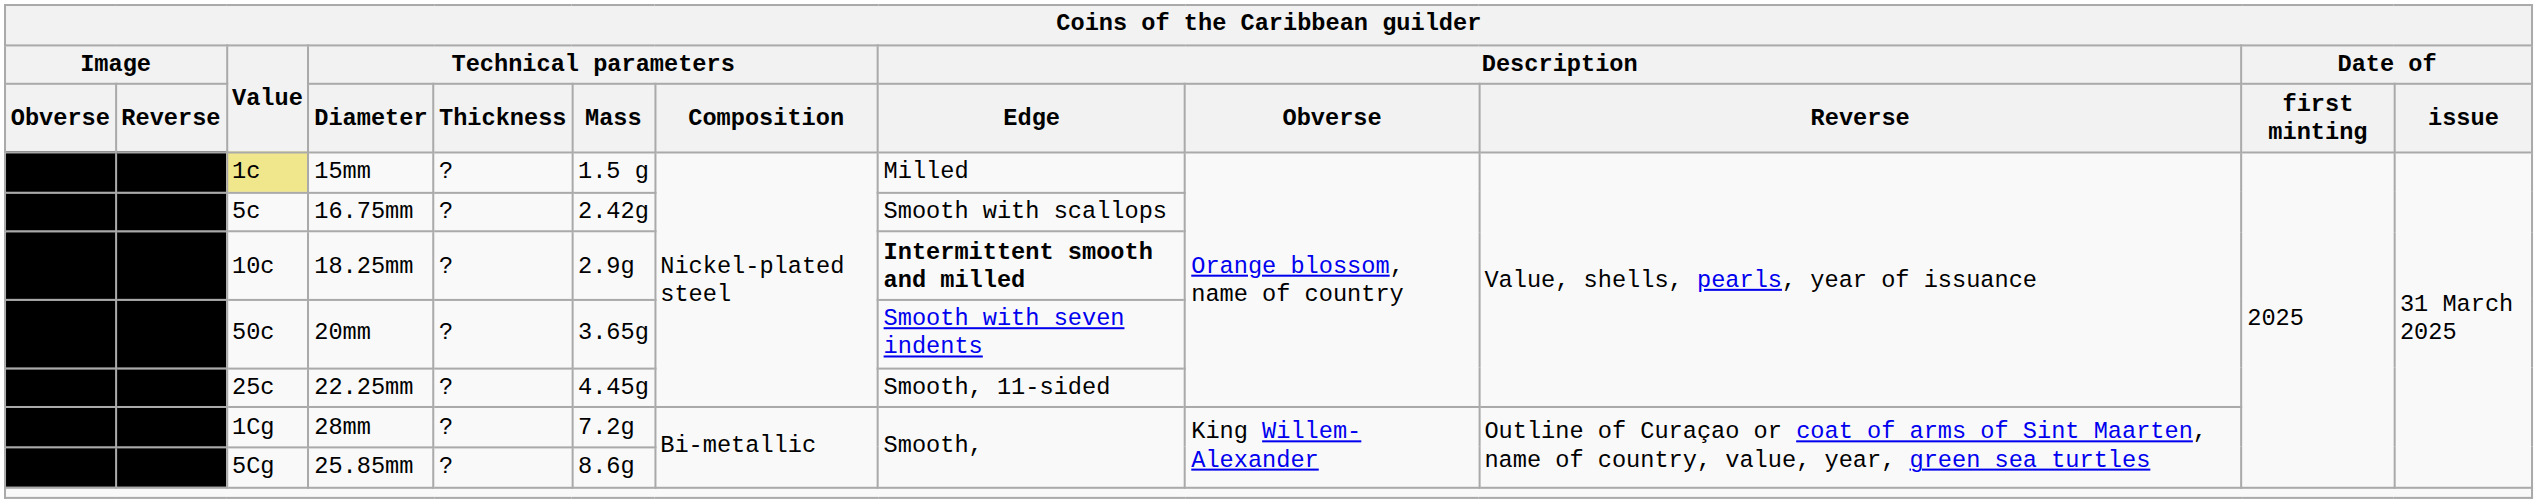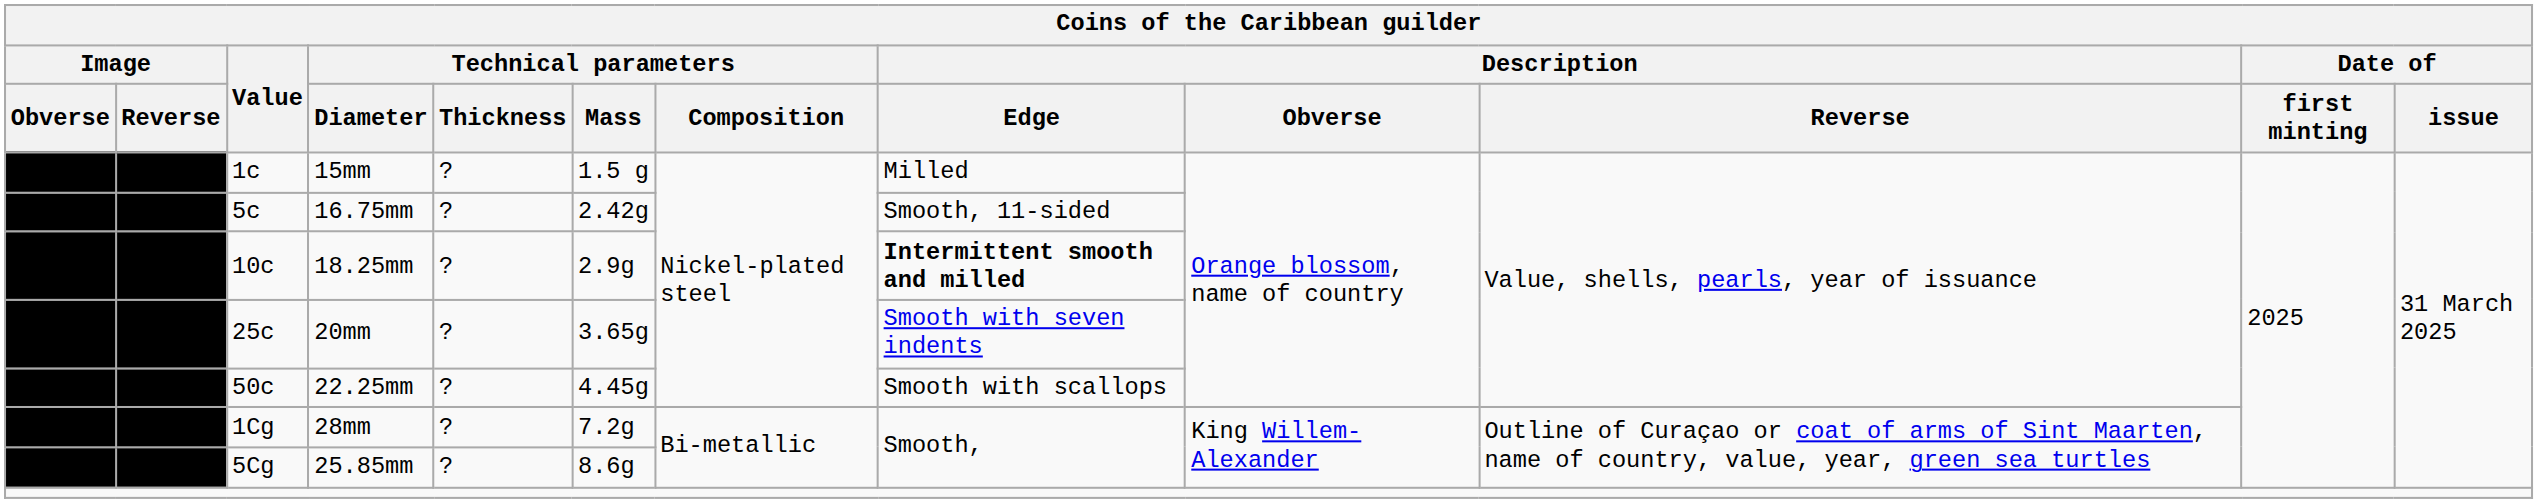(246, 172) khaki background -> (246, 172) no background
(1025, 212) Smooth with scallops -> (997, 212) Smooth, 11-sided
(253, 333) 50c -> (253, 333) 25c
(253, 387) 25c -> (253, 387) 50c
(997, 387) Smooth, 11-sided -> (1025, 387) Smooth with scallops
